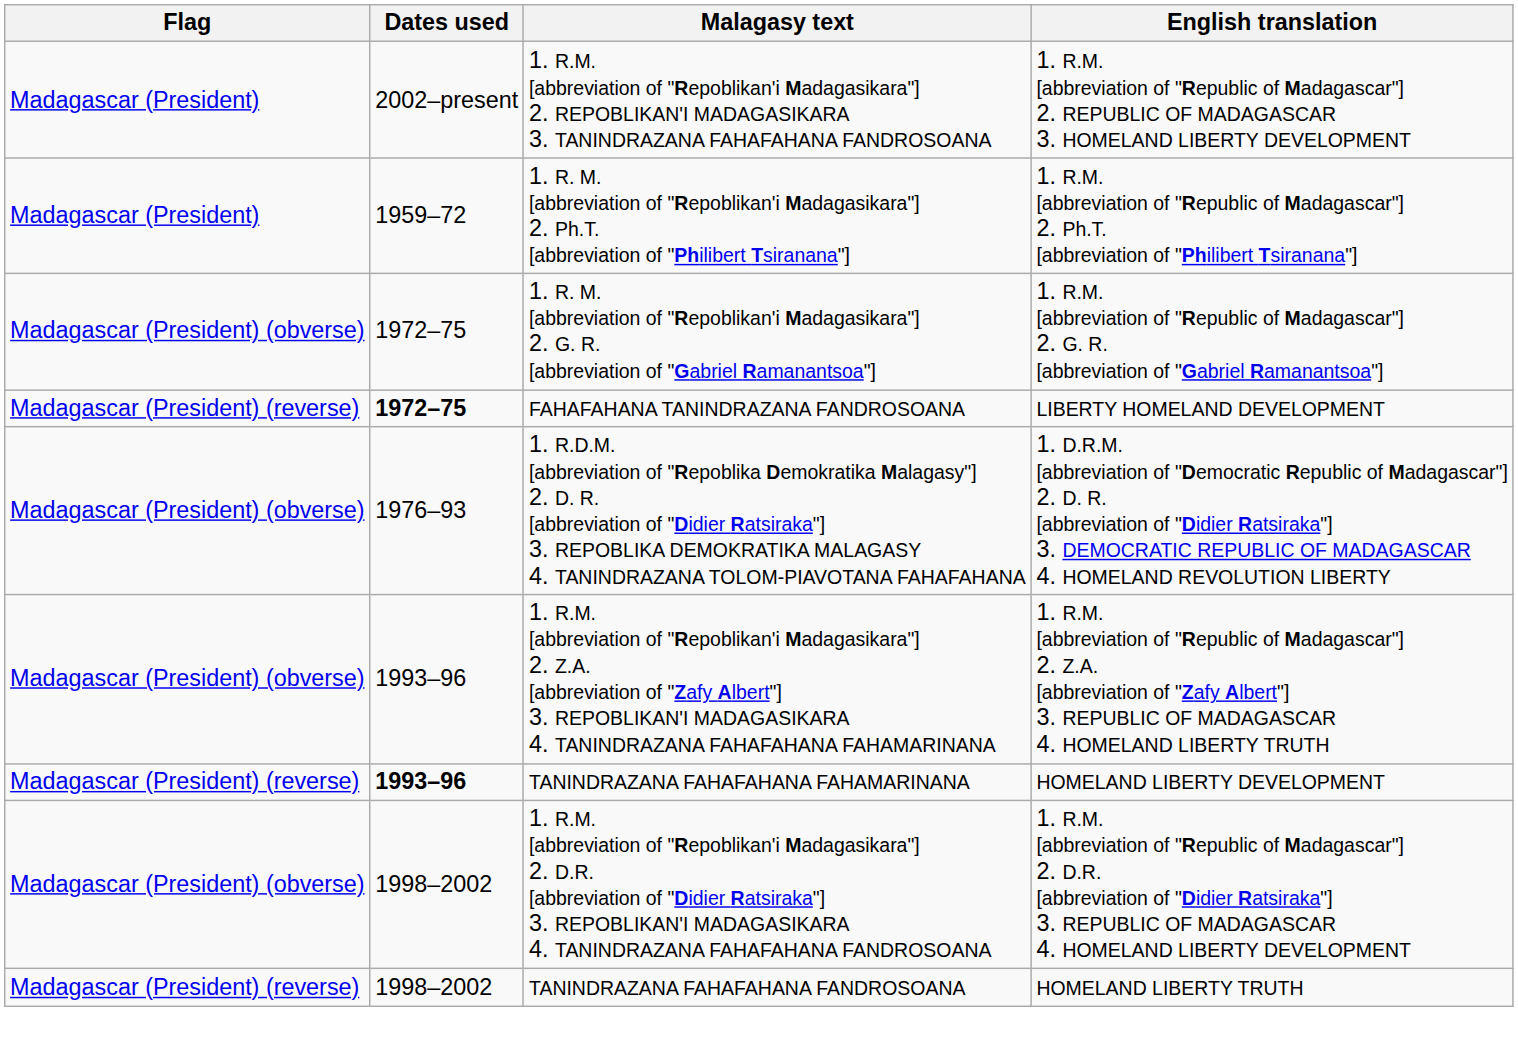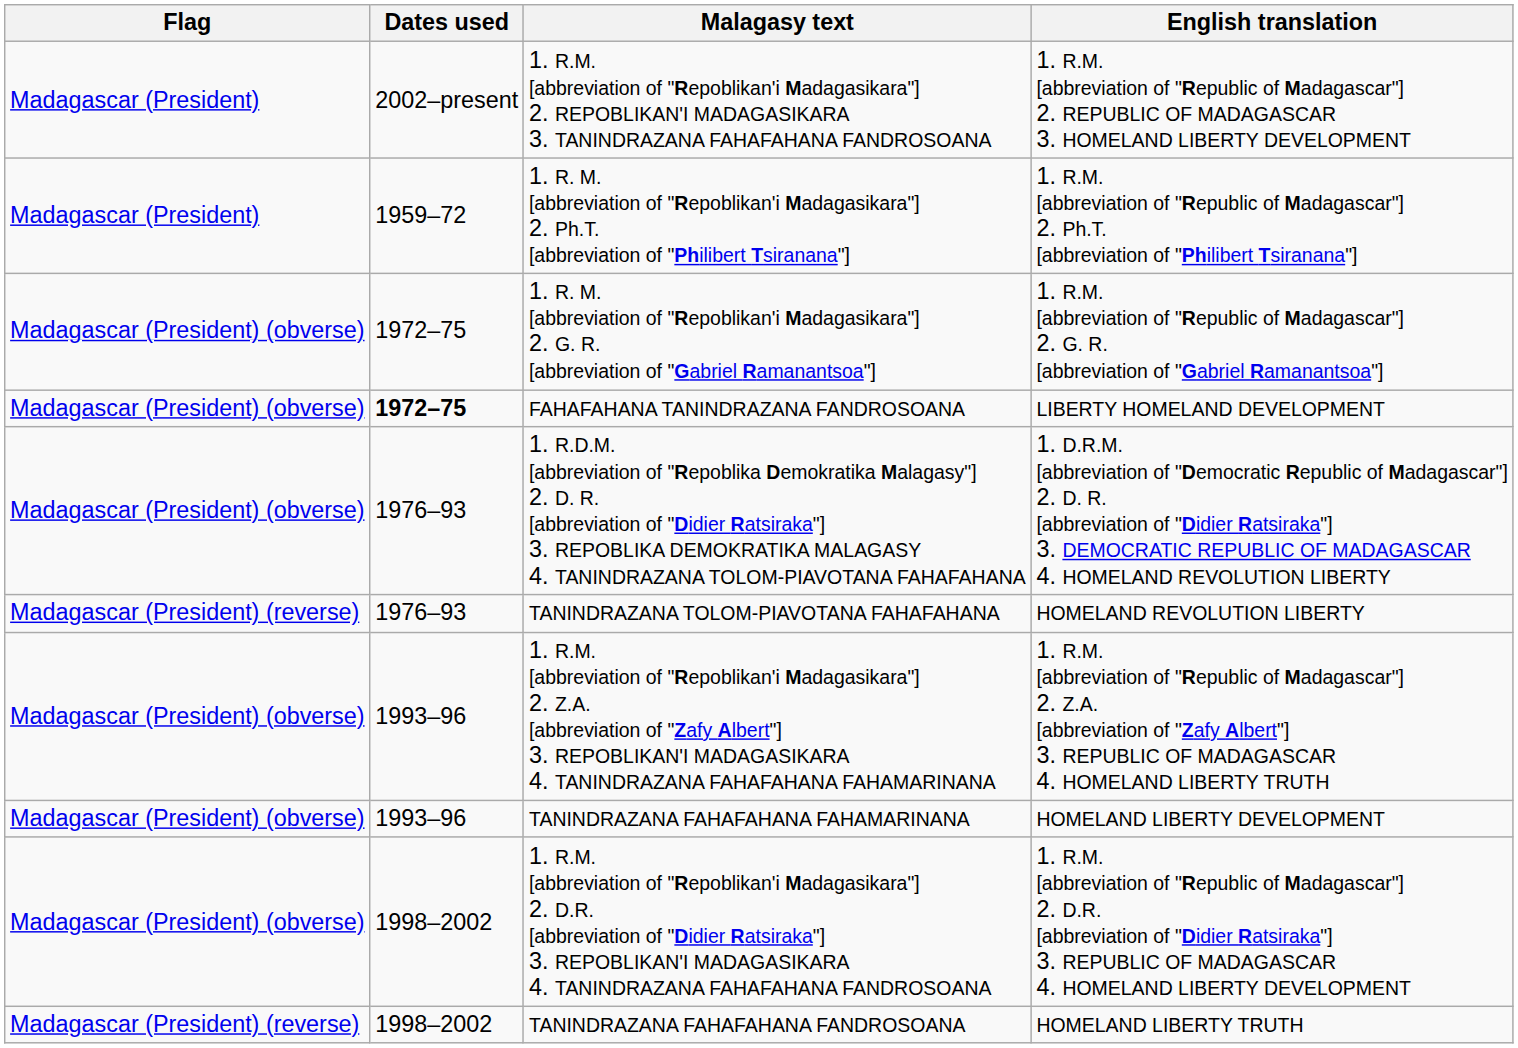(185, 407) Madagascar (President) (reverse) -> (187, 407) Madagascar (President) (obverse)
+ row: (764, 614)
(185, 781) Madagascar (President) (reverse) -> (187, 818) Madagascar (President) (obverse)
(421, 781) bold -> (421, 818) normal
